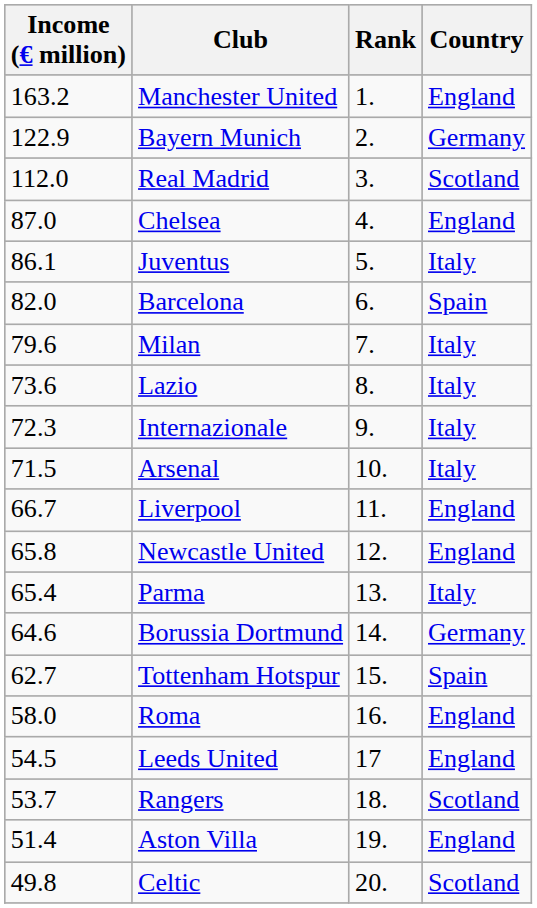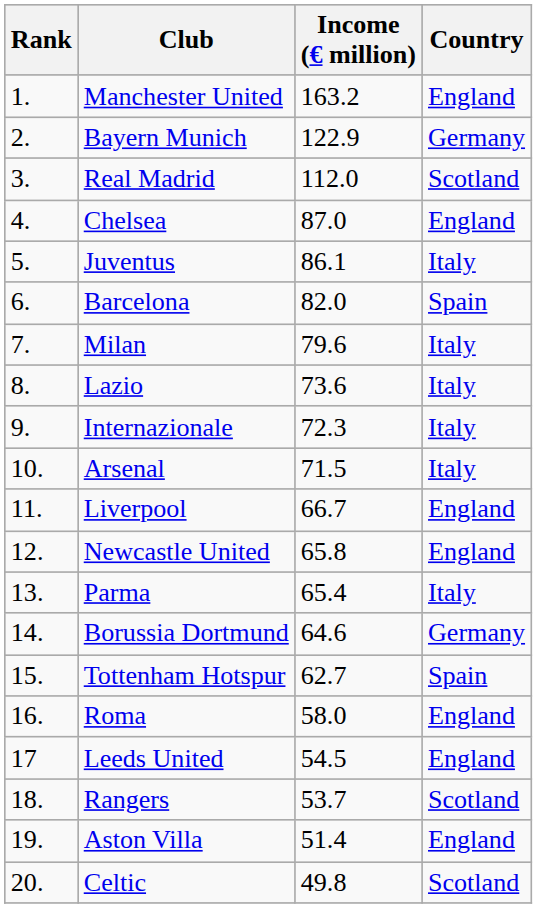columns swapped: (386, 39) <-> (68, 39)
